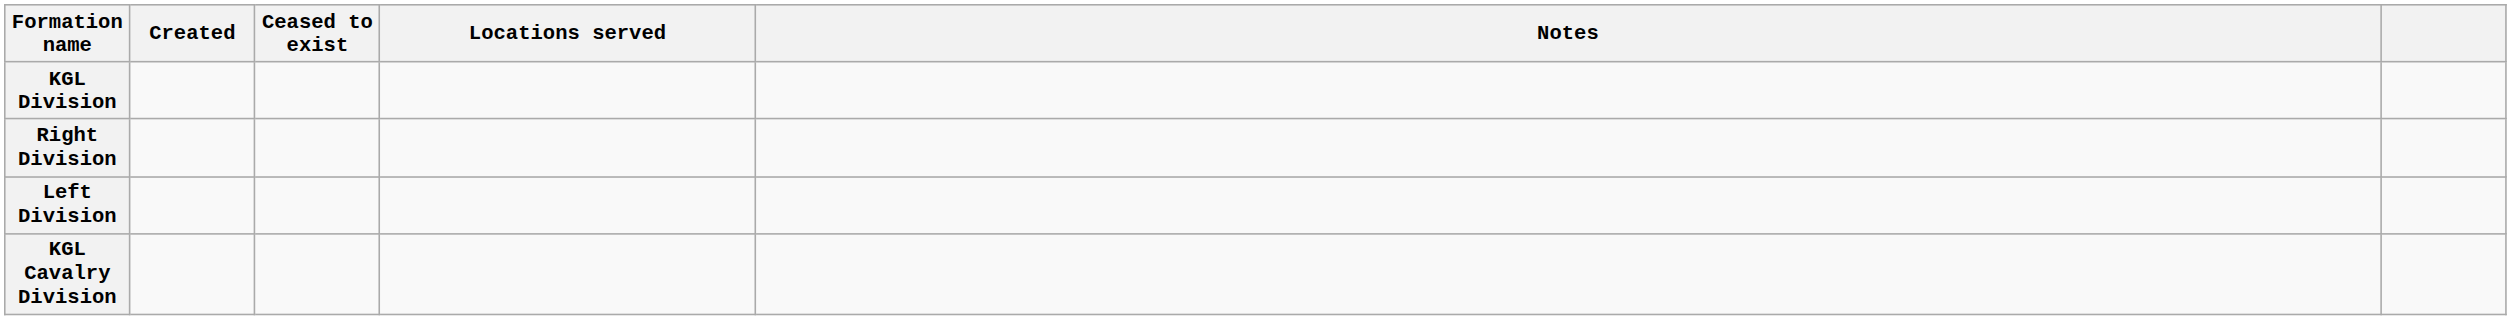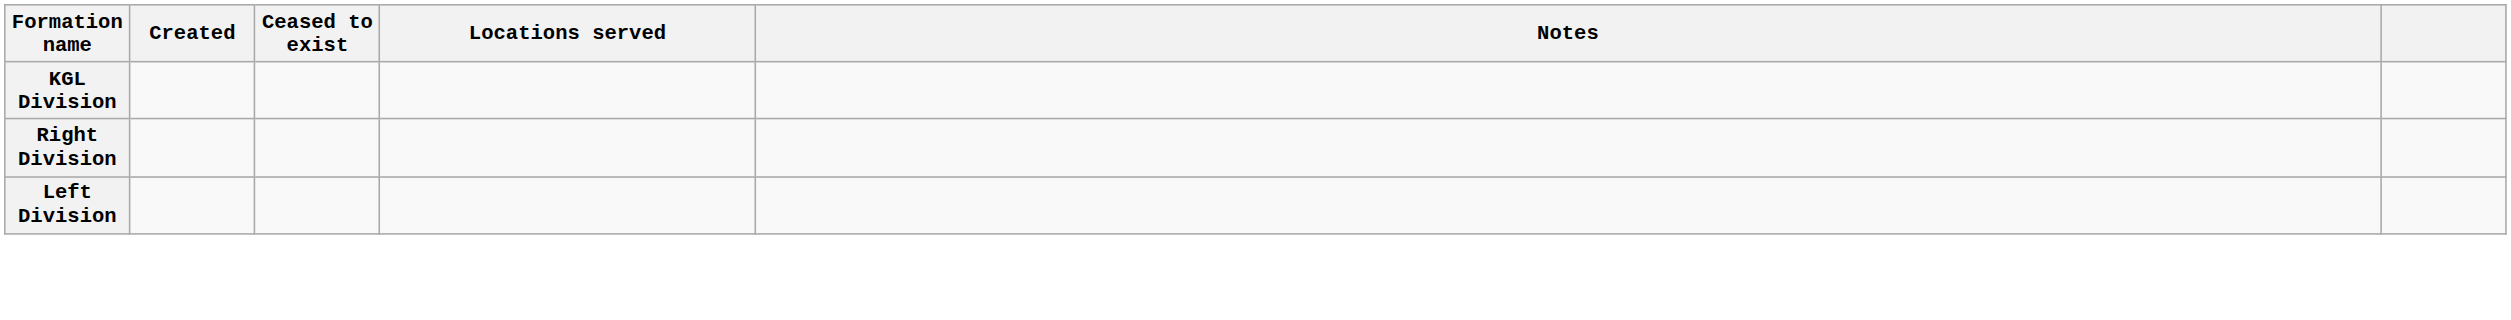- row: (67, 274)
